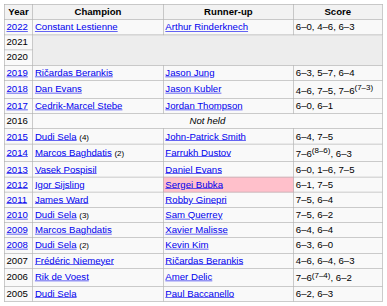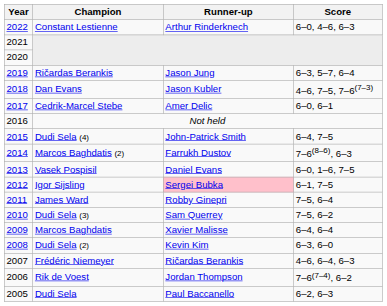(204, 106) Jordan Thompson -> (189, 106) Amer Delic
(189, 277) Amer Delic -> (204, 277) Jordan Thompson
